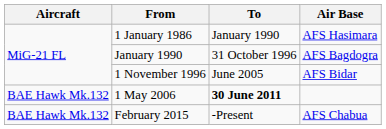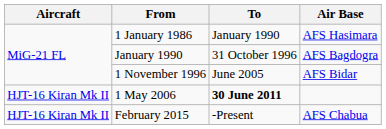(58, 94) BAE Hawk Mk.132 -> (58, 94) HJT-16 Kiran Mk II
(58, 114) BAE Hawk Mk.132 -> (58, 114) HJT-16 Kiran Mk II
